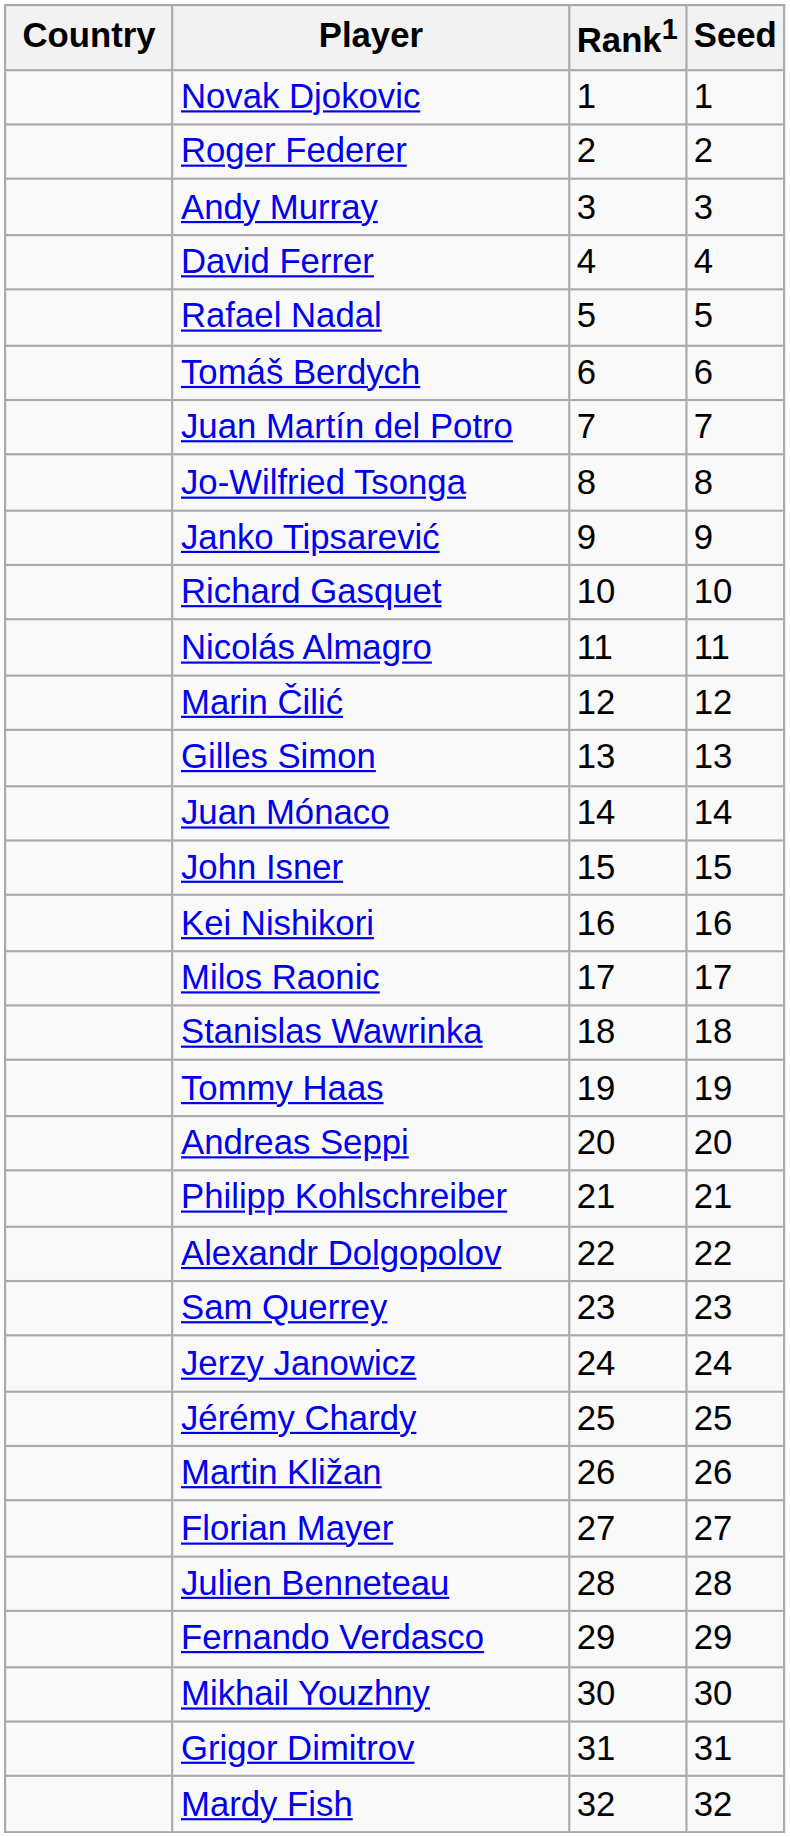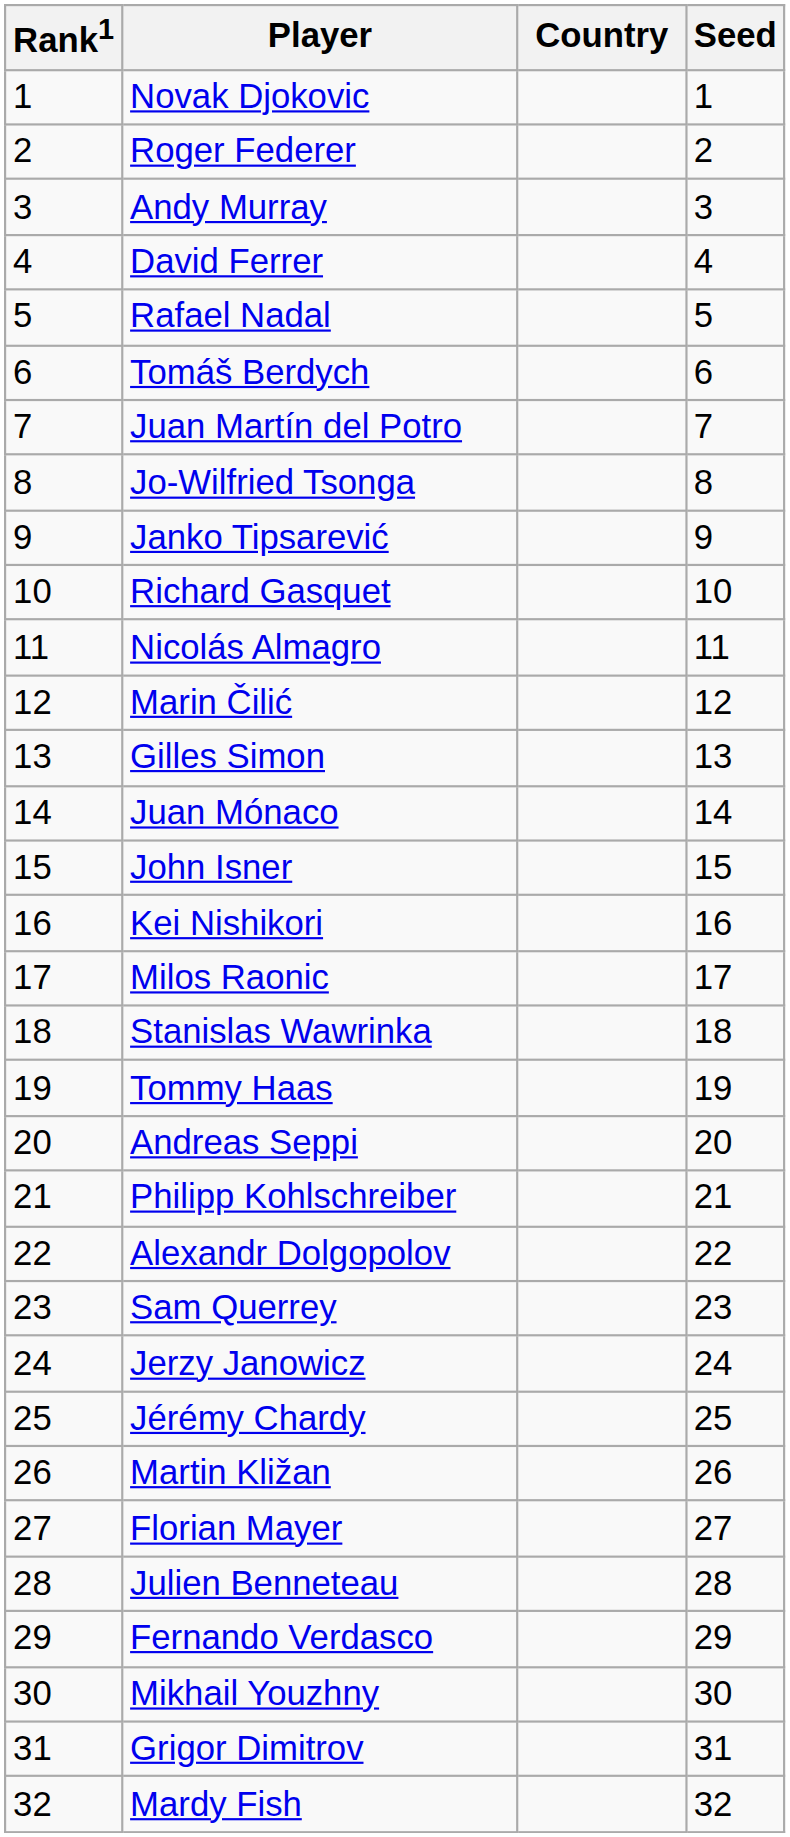columns swapped: (89, 36) <-> (627, 36)
